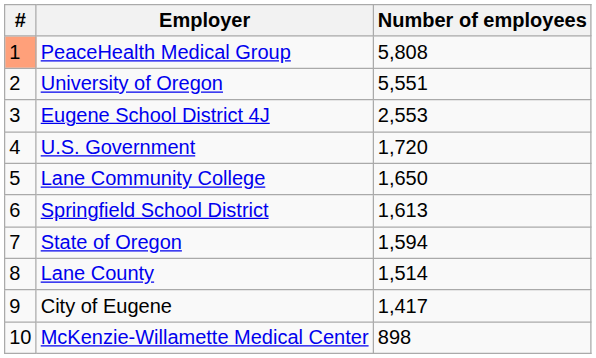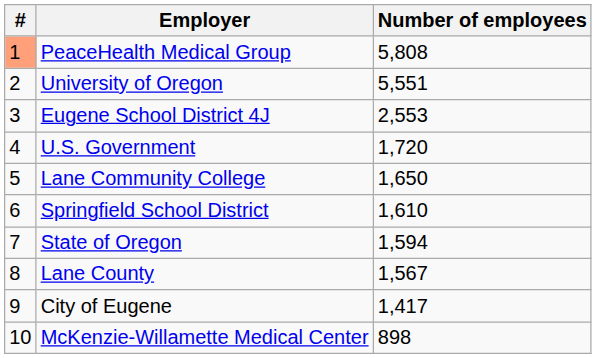(403, 210) 1,613 -> (403, 210) 1,610
(403, 274) 1,514 -> (403, 274) 1,567
